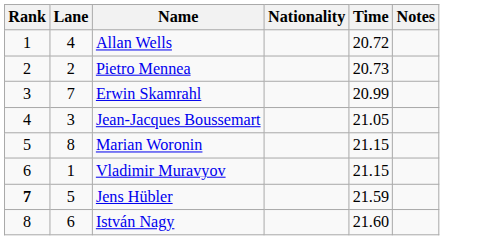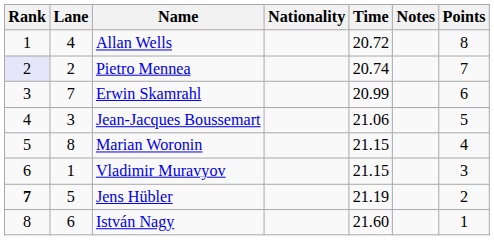+ column: (464, 17)
(27, 68) no background -> (27, 68) lavender background
(371, 68) 20.73 -> (371, 68) 20.74
(371, 119) 21.05 -> (371, 119) 21.06
(371, 196) 21.59 -> (371, 196) 21.19
